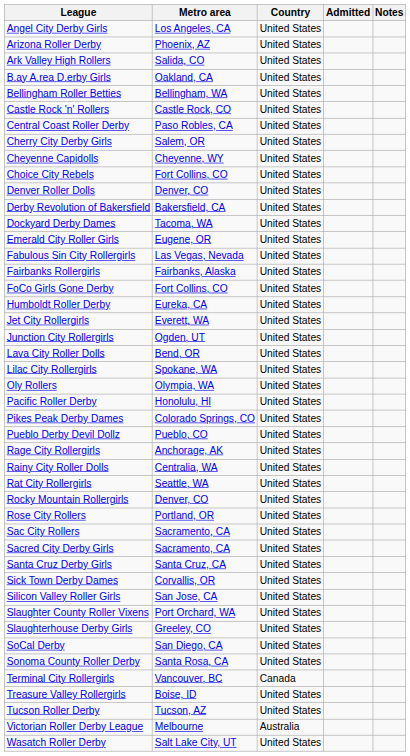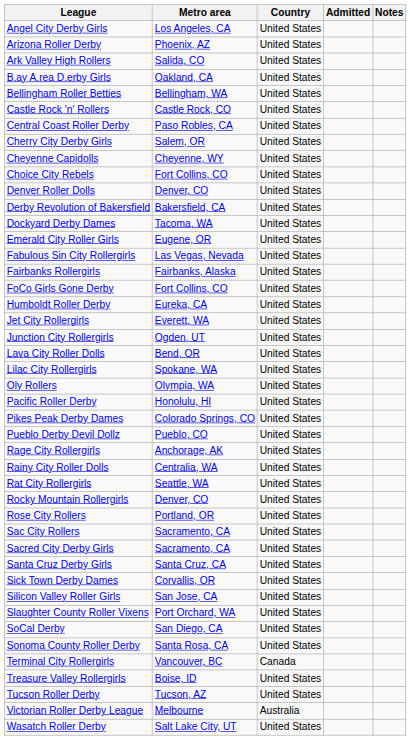- row: (70, 629)
